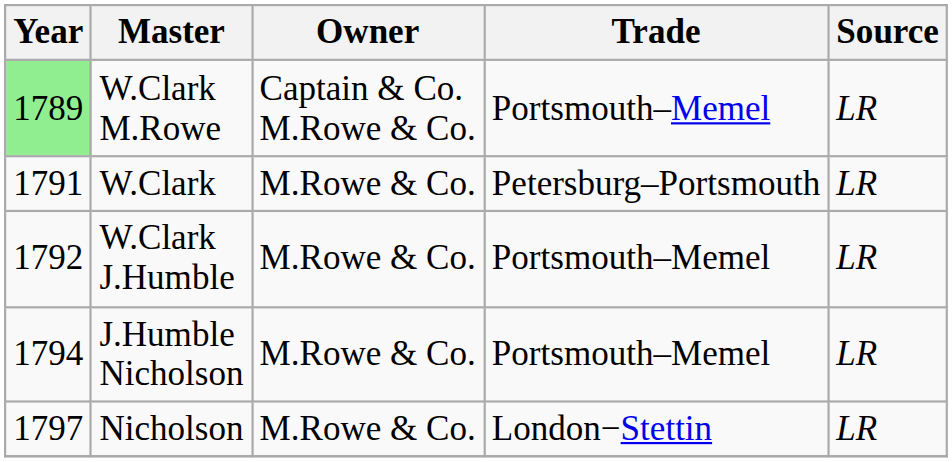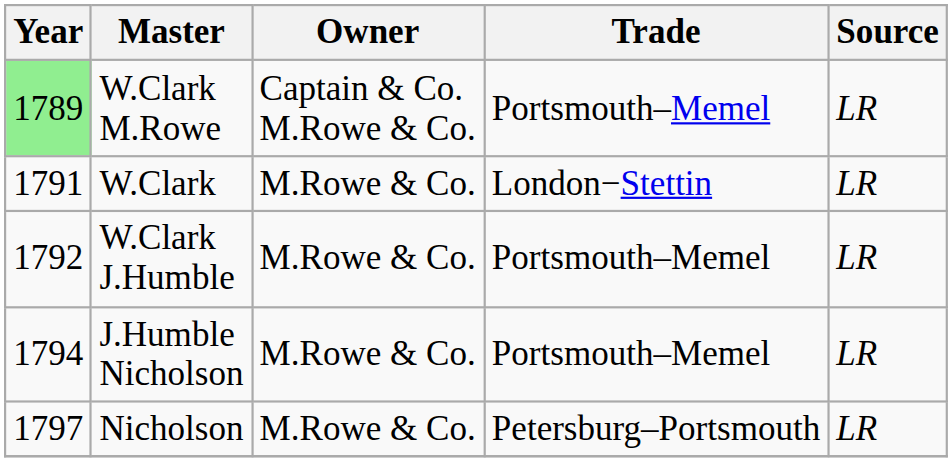(656, 182) Petersburg–Portsmouth -> (602, 182) London−Stettin
(602, 428) London−Stettin -> (656, 428) Petersburg–Portsmouth
